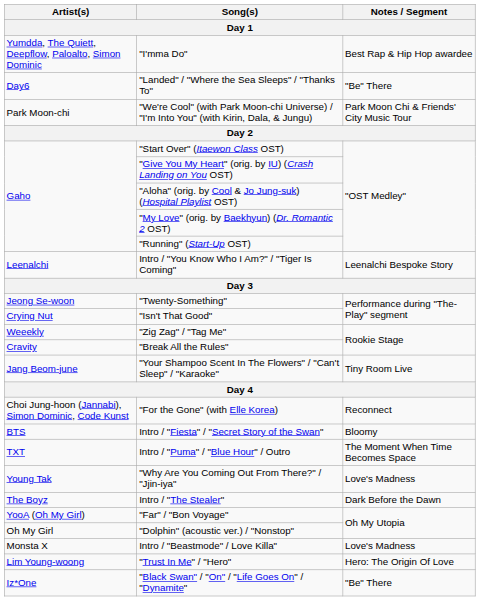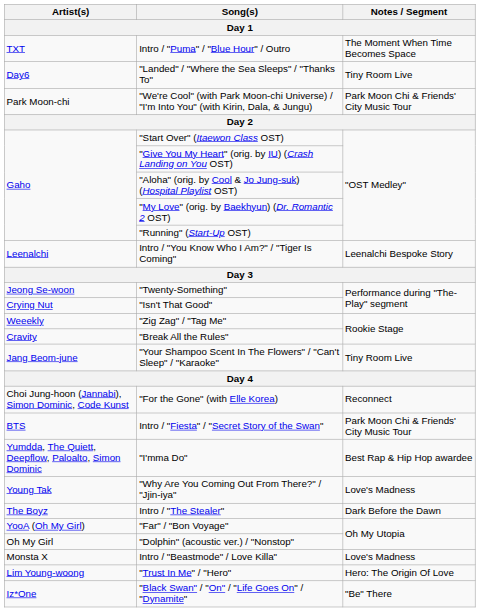rows swapped: (163, 54) <-> (215, 452)
(368, 86) "Be" There -> (379, 75) Tiny Room Live
(361, 431) Bloomy -> (400, 426) Park Moon Chi & Friends' City Music Tour
